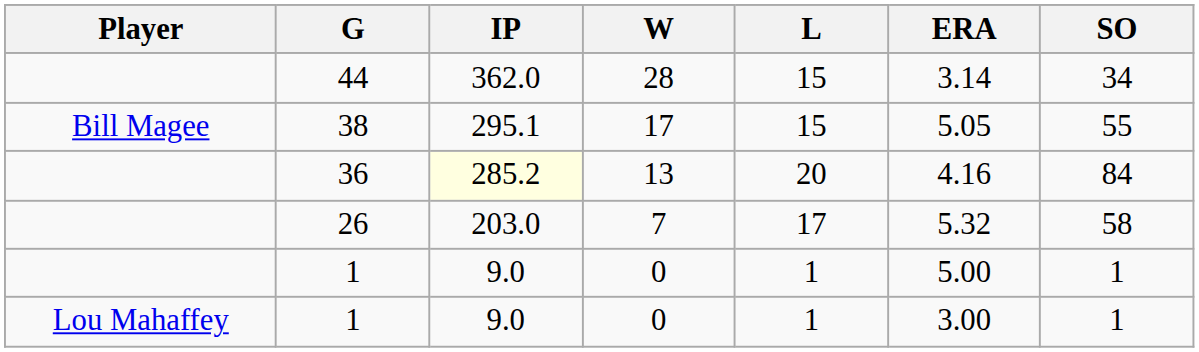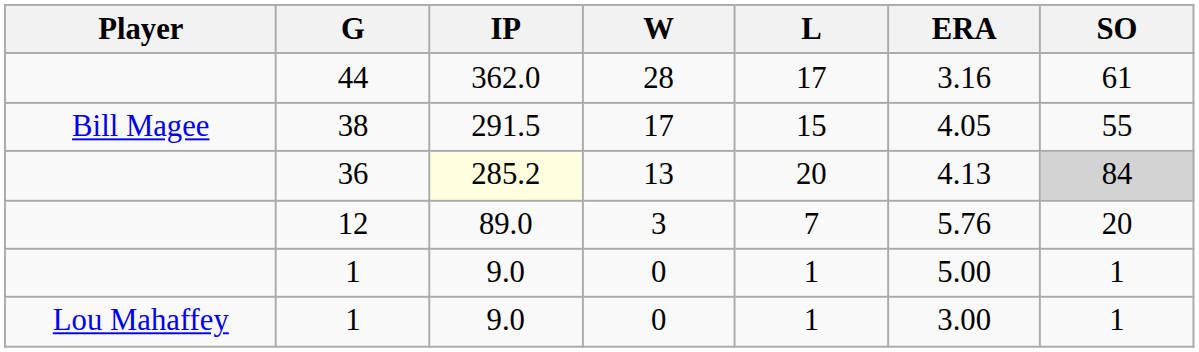(811, 77) 15 -> (811, 77) 17
(964, 77) 3.14 -> (964, 77) 3.16
(1117, 77) 34 -> (1117, 77) 61
(506, 126) 295.1 -> (506, 126) 291.5
(964, 126) 5.05 -> (964, 126) 4.05
(964, 175) 4.16 -> (964, 175) 4.13
(1117, 175) no background -> (1117, 175) lightgrey background
- row: (141, 224)
+ row: (141, 224)
